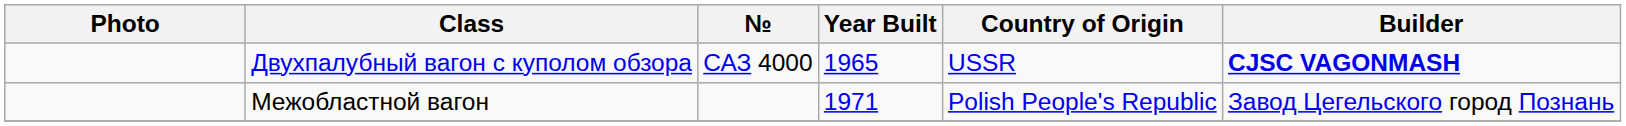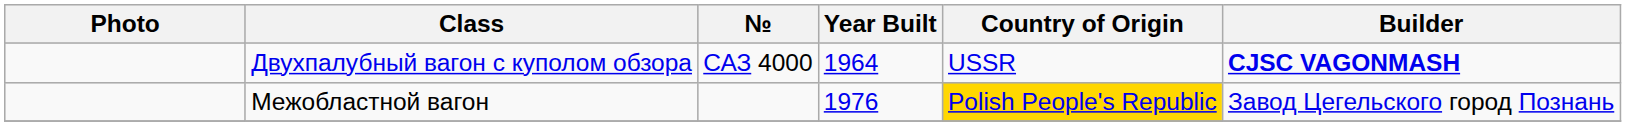(851, 62) 1965 -> (851, 62) 1964
(851, 101) 1971 -> (851, 101) 1976
(1082, 101) no background -> (1082, 101) gold background
